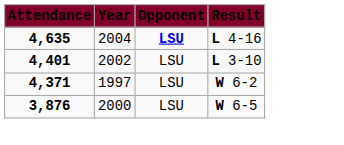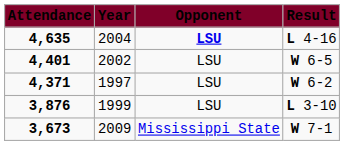(236, 61) L 3-10 -> (312, 61) W 6-5
(115, 107) 2000 -> (115, 107) 1999
(236, 107) W 6-5 -> (312, 107) L 3-10
+ row: (50, 129)
